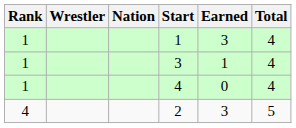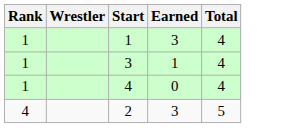- column: (133, 16)
